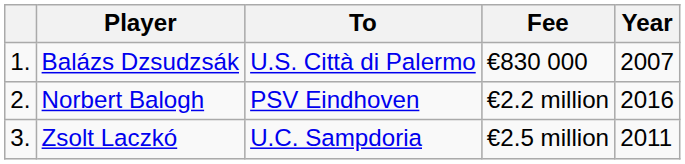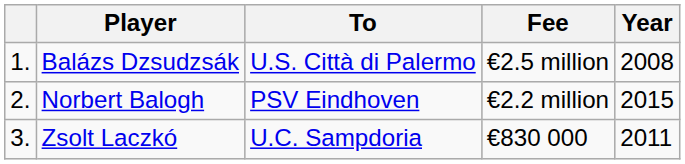(537, 61) €830 000 -> (548, 61) €2.5 million
(647, 61) 2007 -> (647, 61) 2008
(647, 100) 2016 -> (647, 100) 2015
(548, 138) €2.5 million -> (537, 138) €830 000
